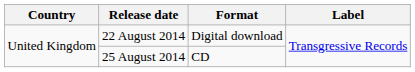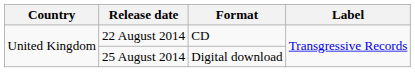(237, 35) Digital download -> (200, 35) CD
(200, 56) CD -> (237, 56) Digital download
